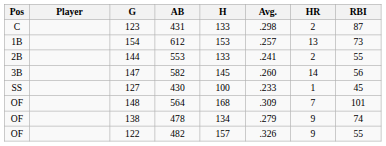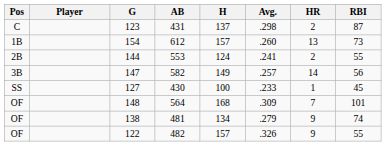(223, 27) 133 -> (223, 27) 137
(223, 42) 153 -> (223, 42) 157
(268, 42) .257 -> (268, 42) .260
(223, 57) 133 -> (223, 57) 124
(223, 73) 145 -> (223, 73) 149
(268, 73) .260 -> (268, 73) .257
(177, 118) 478 -> (177, 118) 481
